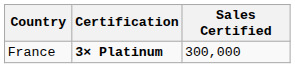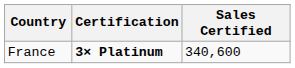(213, 52) 300,000 -> (213, 52) 340,600
